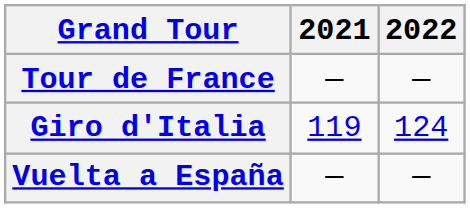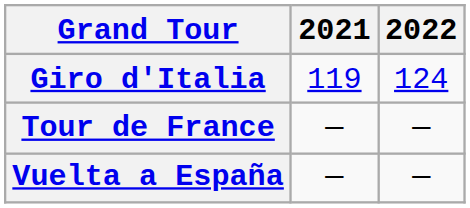rows swapped: (148, 128) <-> (148, 79)
